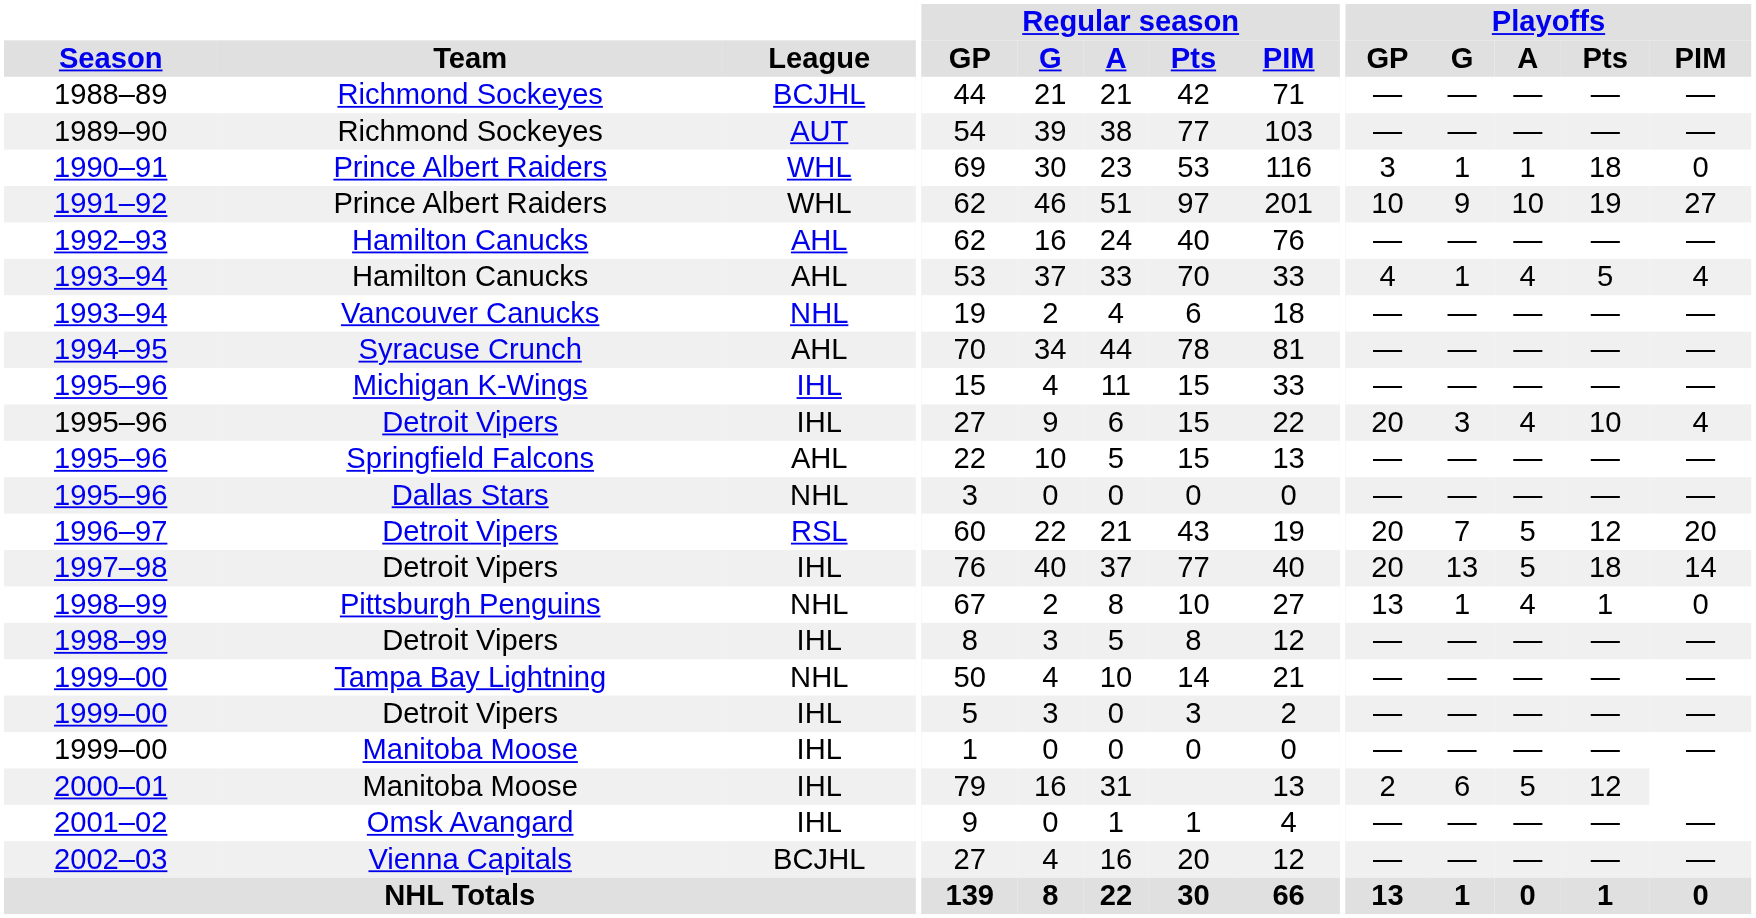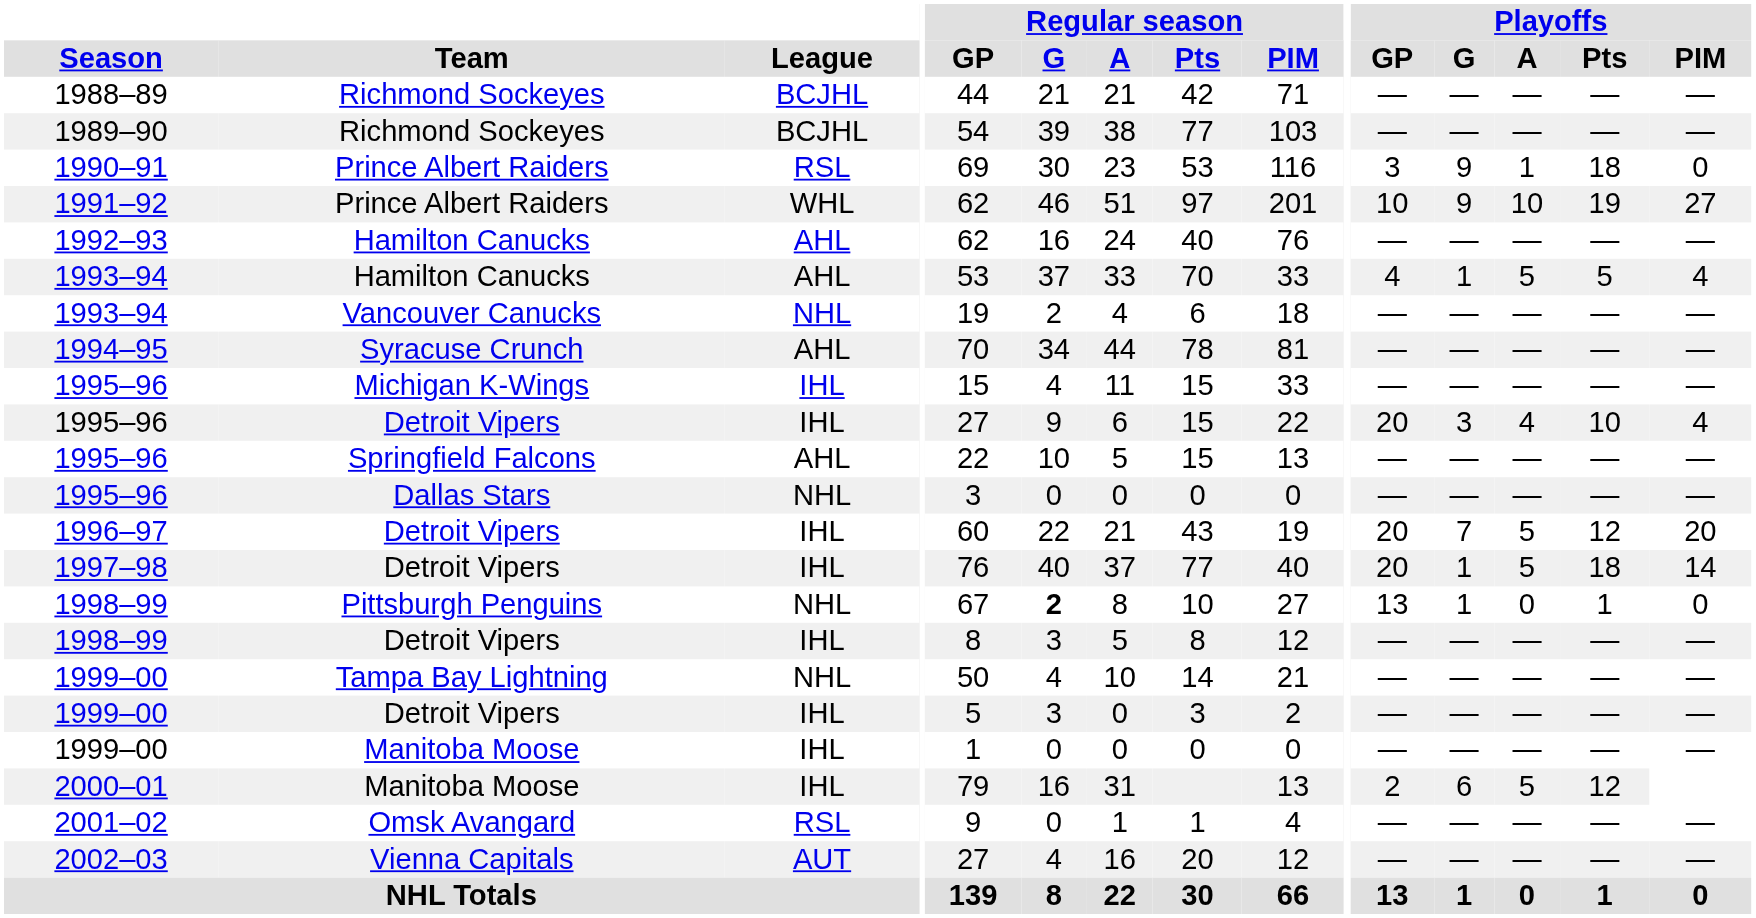(819, 130) AUT -> (822, 130) BCJHL
(819, 167) WHL -> (822, 167) RSL
(1462, 167) 1 -> (1464, 167) 9
(1528, 276) 4 -> (1527, 276) 5
(819, 531) RSL -> (822, 531) IHL
(1462, 567) 13 -> (1464, 567) 1
(1050, 604) normal -> (1054, 604) bold
(1528, 604) 4 -> (1527, 604) 0
(819, 822) IHL -> (822, 822) RSL
(819, 858) BCJHL -> (822, 858) AUT
